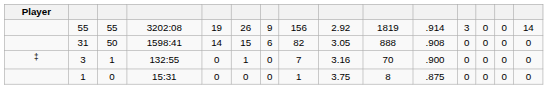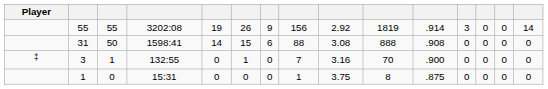(299, 43) 82 -> (299, 43) 88
(341, 43) 3.05 -> (341, 43) 3.08
